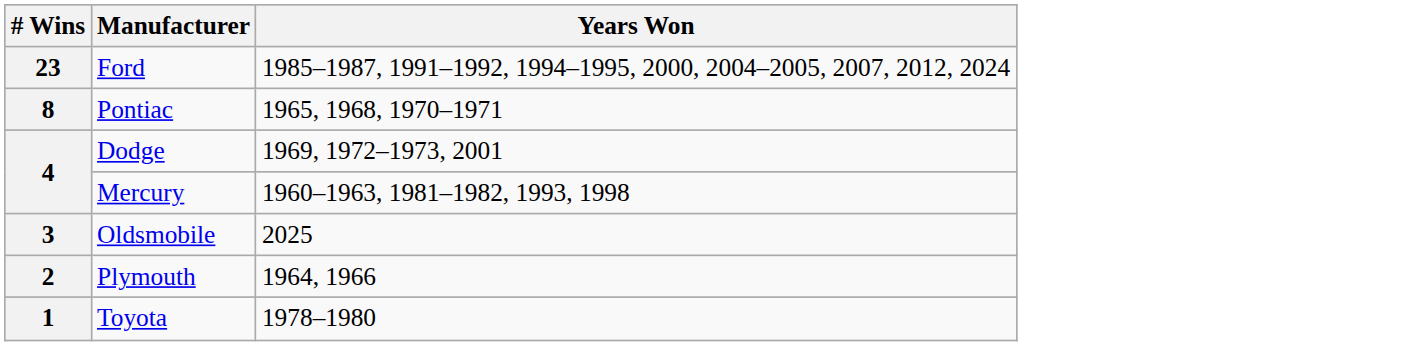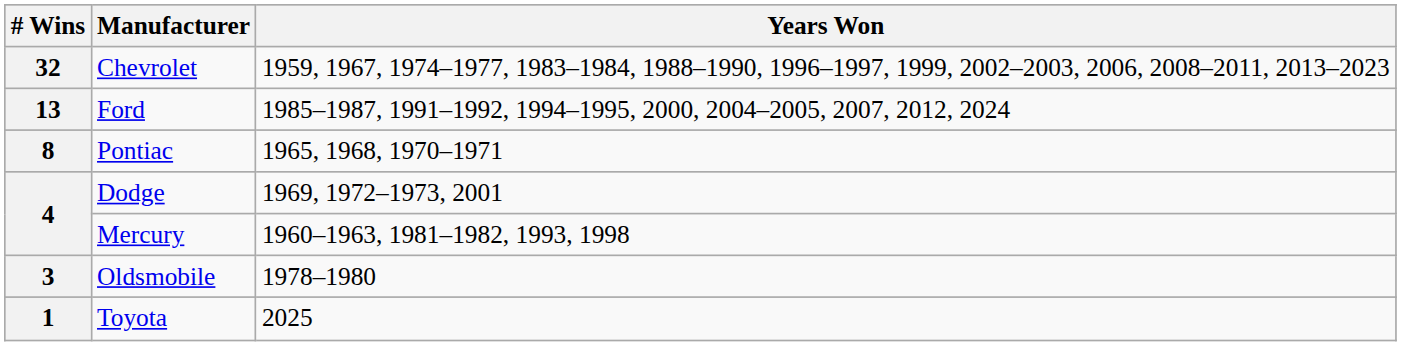+ row: (147, 67)
(48, 67) 23 -> (48, 109) 13
(287, 234) 2025 -> (319, 276) 1978–1980
- row: (146, 276)
(319, 318) 1978–1980 -> (287, 318) 2025
